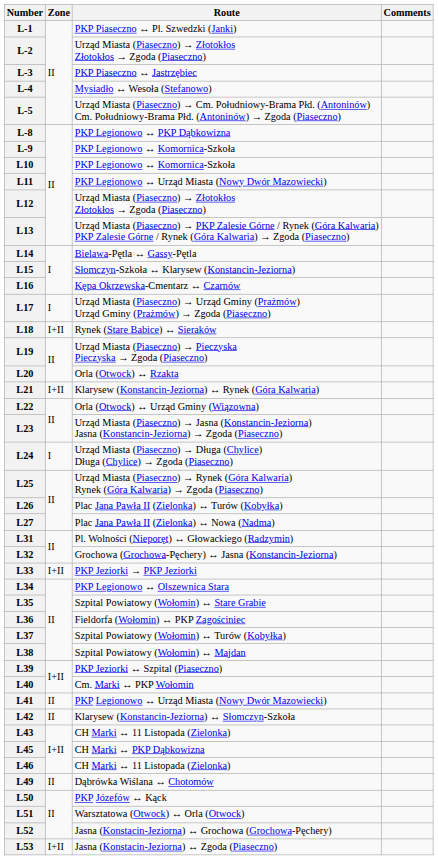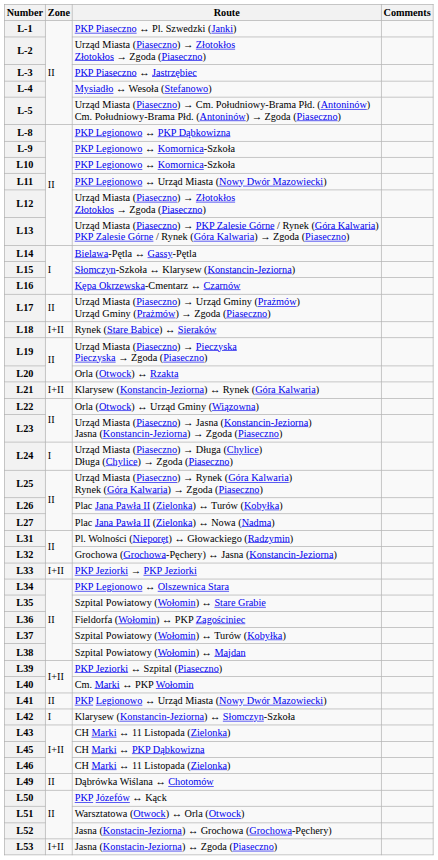(50, 308) I -> (51, 308) II
(51, 717) II -> (50, 717) I
